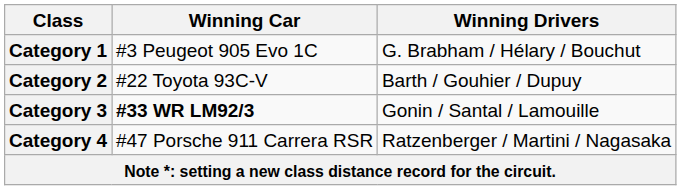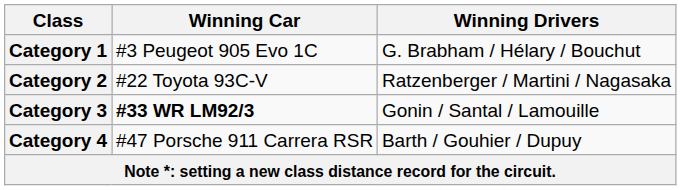(482, 80) Barth / Gouhier / Dupuy -> (527, 80) Ratzenberger / Martini / Nagasaka
(527, 140) Ratzenberger / Martini / Nagasaka -> (482, 140) Barth / Gouhier / Dupuy
